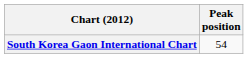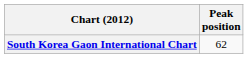(221, 44) 54 -> (221, 44) 62
